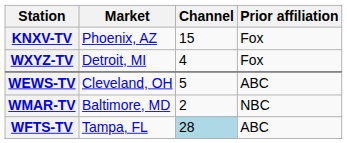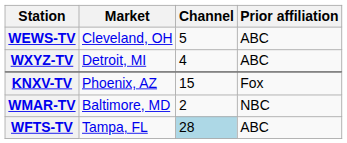rows swapped: (42, 83) <-> (42, 38)
(252, 60) Fox -> (255, 60) ABC
